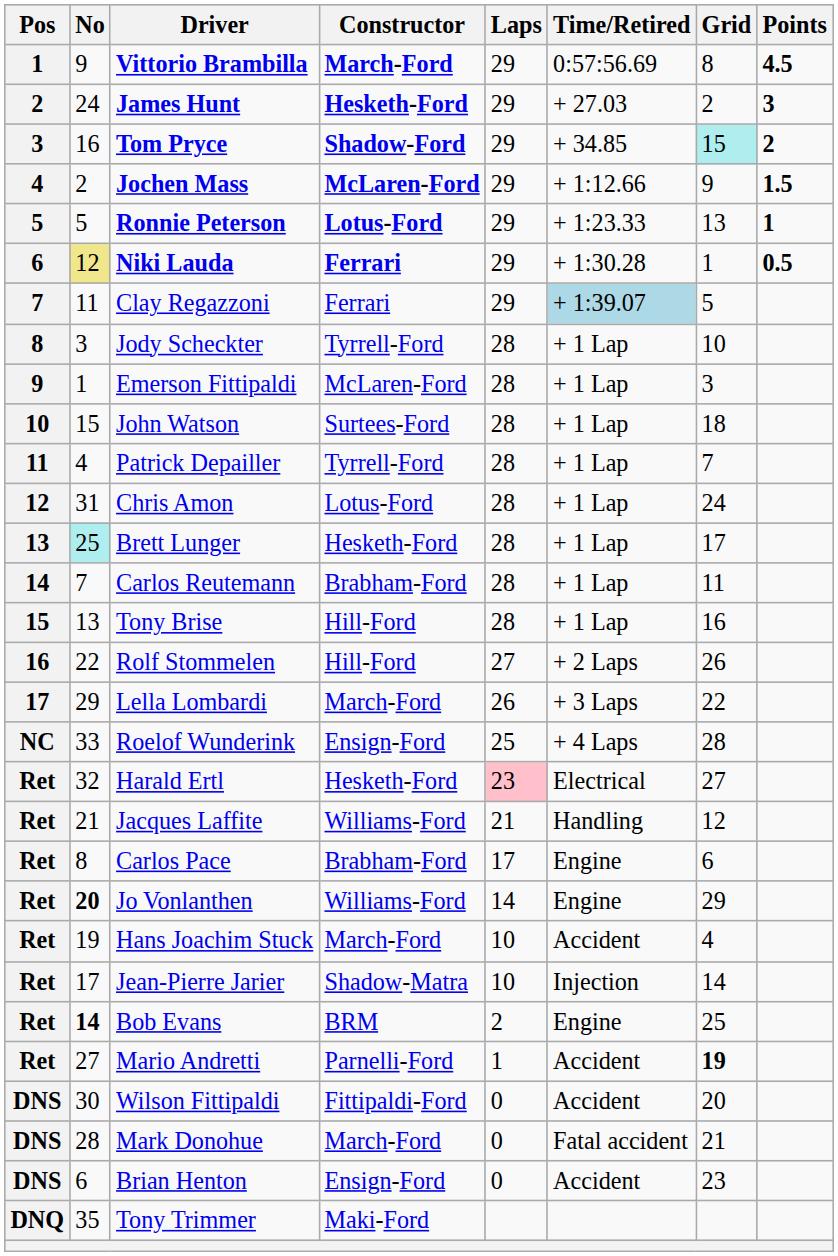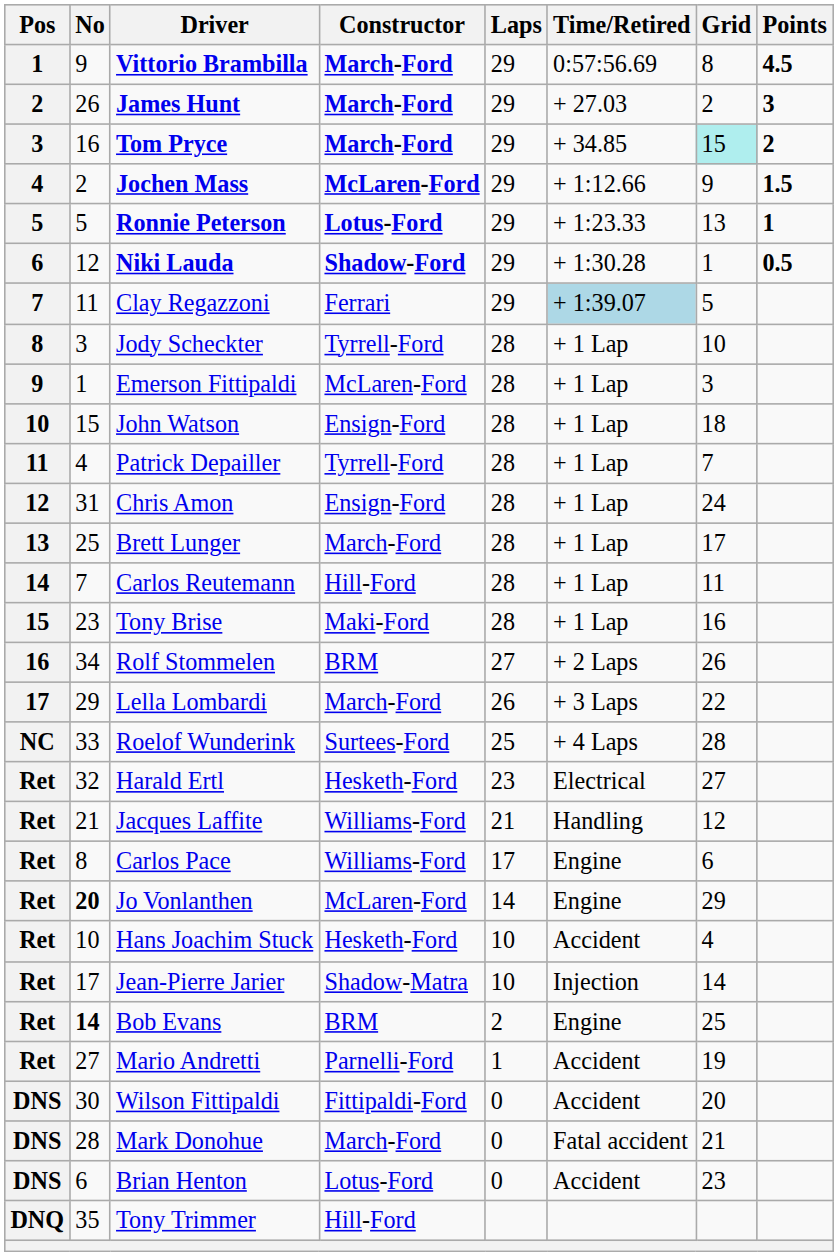(87, 104) 24 -> (87, 104) 26
(396, 104) Hesketh-Ford -> (389, 104) March-Ford
(395, 144) Shadow-Ford -> (389, 144) March-Ford
(87, 263) khaki background -> (87, 263) no background
(363, 263) Ferrari -> (395, 263) Shadow-Ford
(387, 423) Surtees-Ford -> (385, 423) Ensign-Ford
(379, 502) Lotus-Ford -> (385, 502) Ensign-Ford
(87, 542) paleturquoise background -> (87, 542) no background
(391, 542) Hesketh-Ford -> (383, 542) March-Ford
(396, 582) Brabham-Ford -> (370, 582) Hill-Ford
(87, 622) 13 -> (87, 622) 23
(370, 622) Hill-Ford -> (377, 622) Maki-Ford
(87, 662) 22 -> (87, 662) 34
(370, 662) Hill-Ford -> (351, 662) BRM
(385, 741) Ensign-Ford -> (387, 741) Surtees-Ford
(503, 781) pink background -> (503, 781) no background
(396, 861) Brabham-Ford -> (395, 861) Williams-Ford
(395, 901) Williams-Ford -> (396, 901) McLaren-Ford
(87, 941) 19 -> (87, 941) 10
(383, 941) March-Ford -> (391, 941) Hesketh-Ford
(714, 1060) bold -> (714, 1060) normal
(385, 1180) Ensign-Ford -> (379, 1180) Lotus-Ford
(377, 1220) Maki-Ford -> (370, 1220) Hill-Ford
